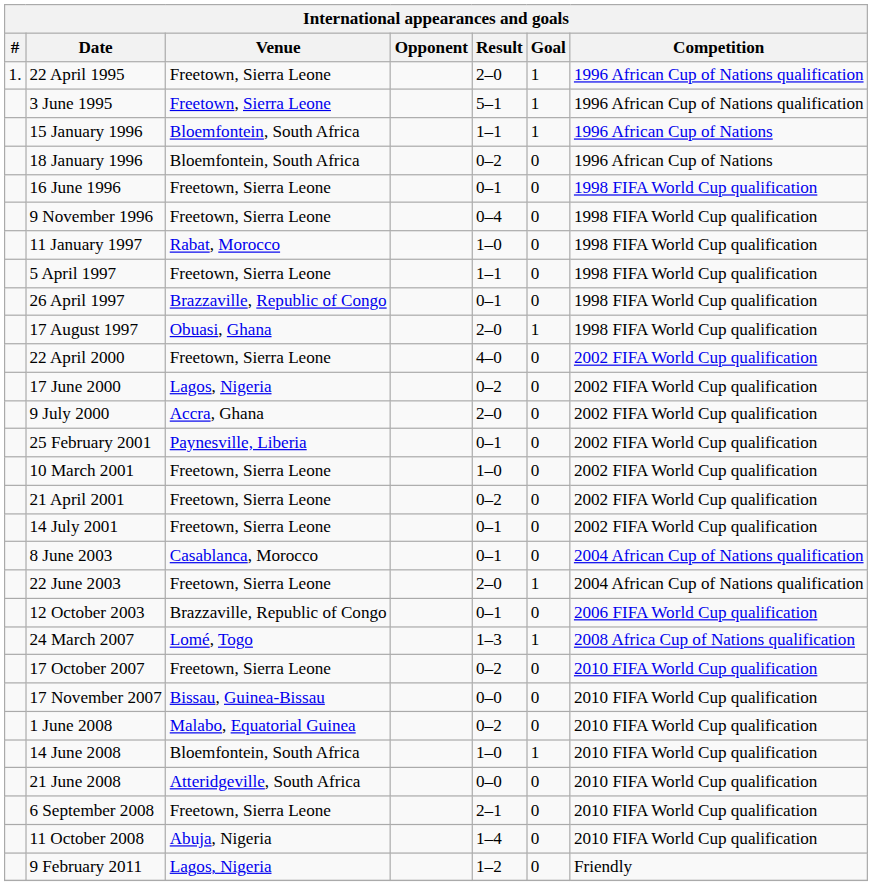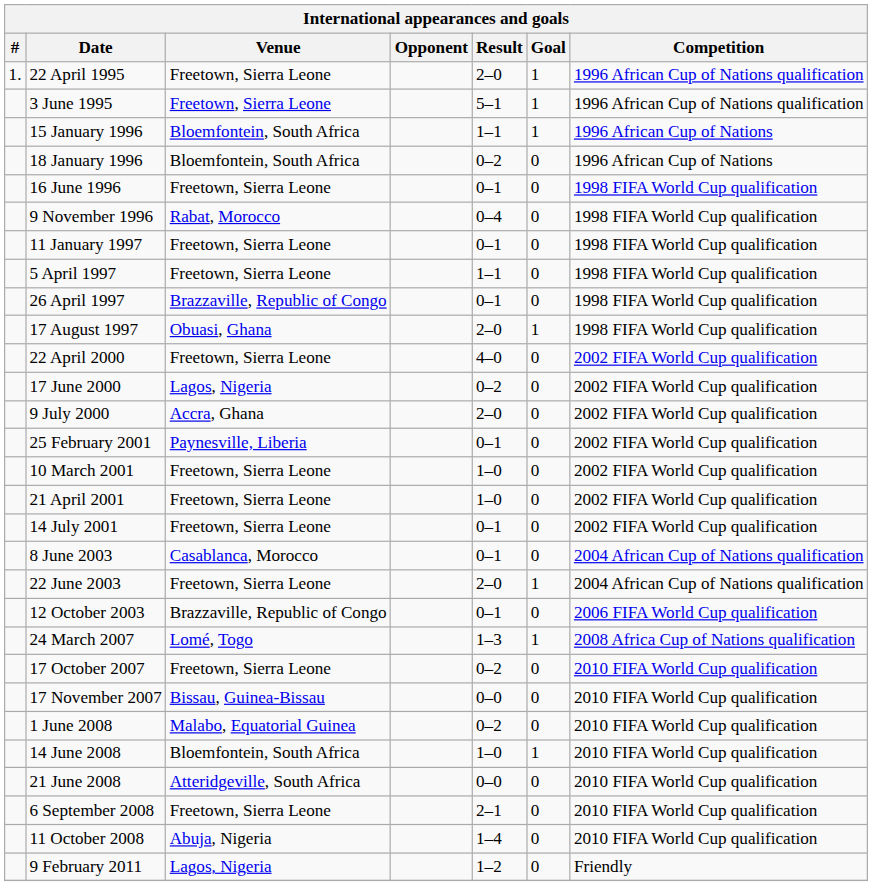(250, 216) Freetown, Sierra Leone -> (225, 216) Rabat, Morocco
(225, 245) Rabat, Morocco -> (250, 245) Freetown, Sierra Leone
(489, 245) 1–0 -> (489, 245) 0–1
(489, 499) 0–2 -> (489, 499) 1–0
